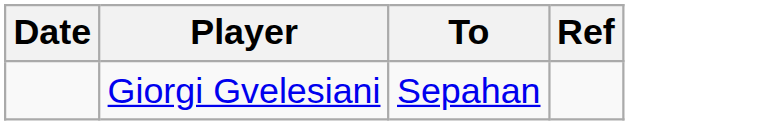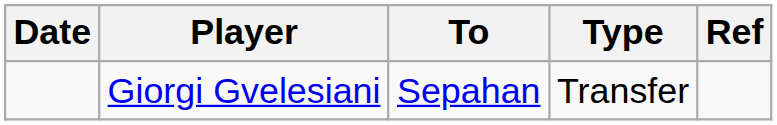+ column: (623, 32)
